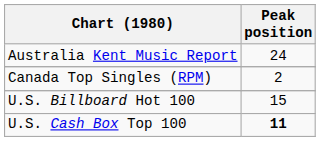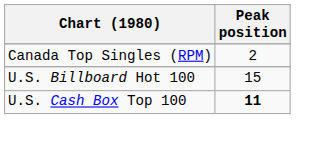- row: (123, 56)
